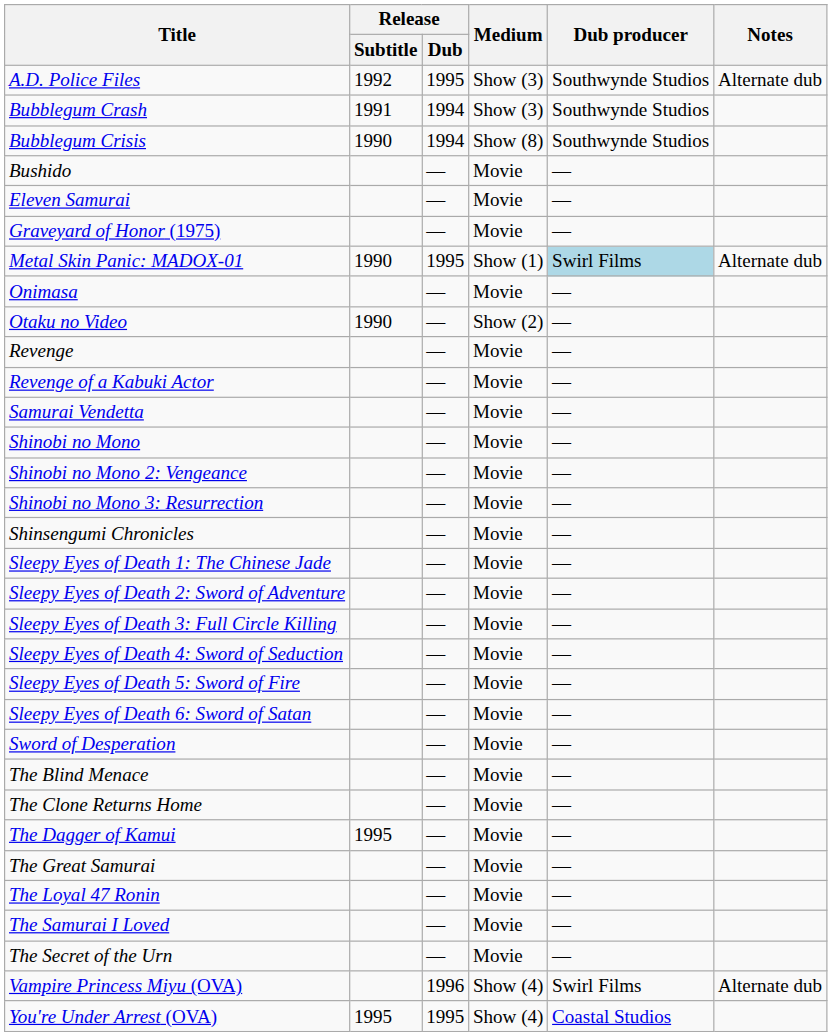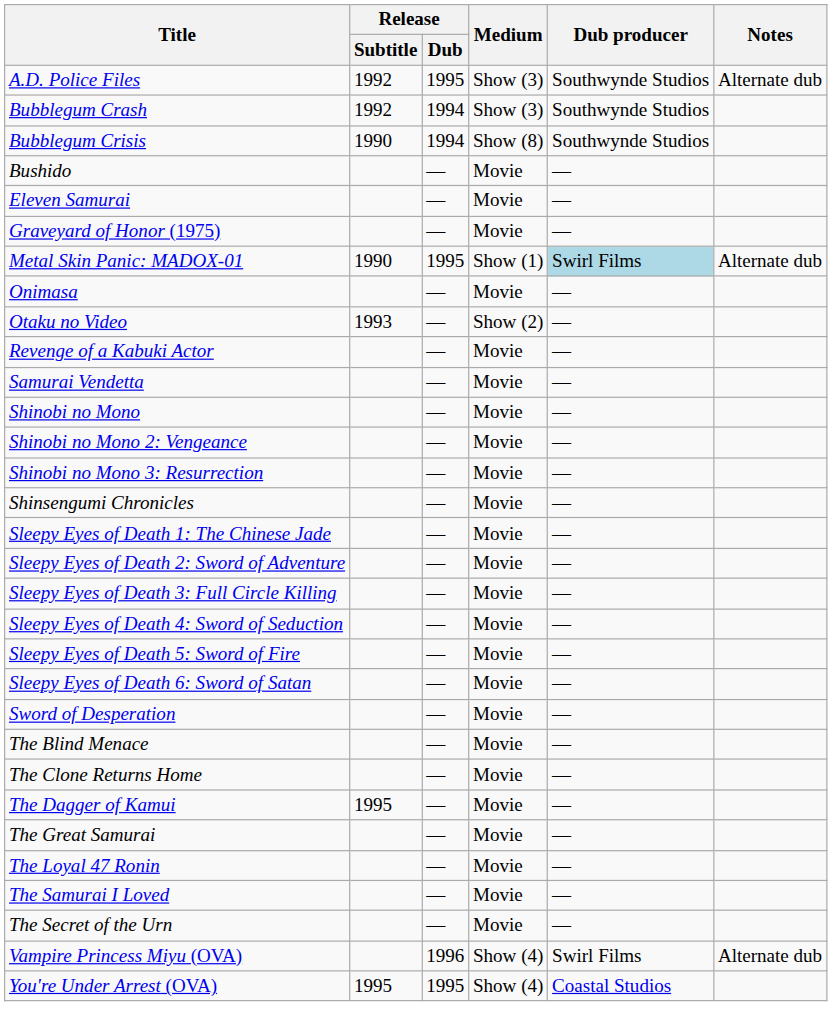(373, 110) 1991 -> (373, 110) 1992
(373, 321) 1990 -> (373, 321) 1993
- row: (41, 351)
